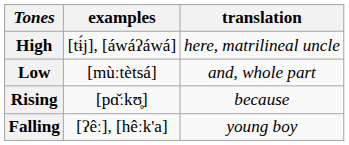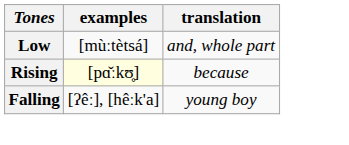- row: (34, 45)
(122, 99) no background -> (113, 72) lightyellow background
